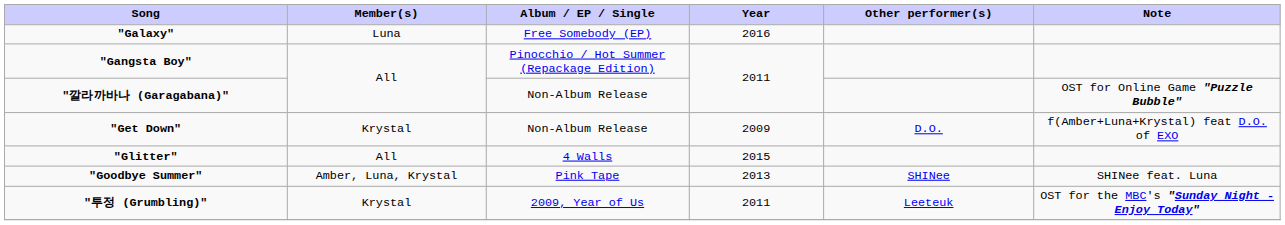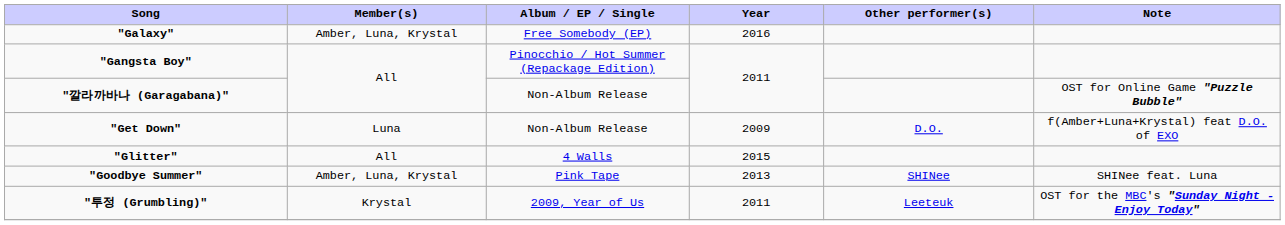(386, 34) Luna -> (386, 34) Amber, Luna, Krystal
(386, 129) Krystal -> (386, 129) Luna
